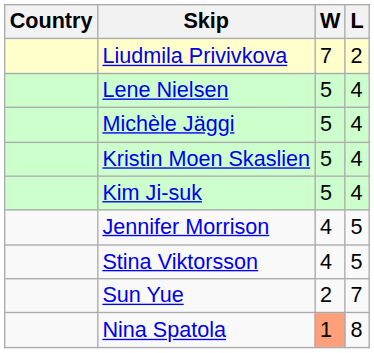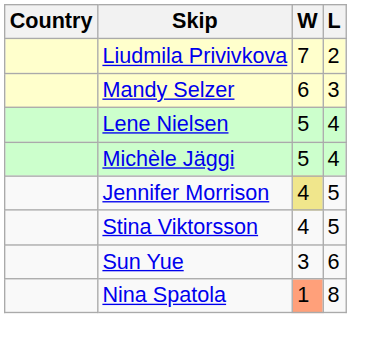+ row: (168, 90)
- row: (206, 158)
- row: (152, 192)
(326, 227) no background -> (303, 192) khaki background
(326, 295) 2 -> (303, 261) 3
(356, 295) 7 -> (334, 261) 6
